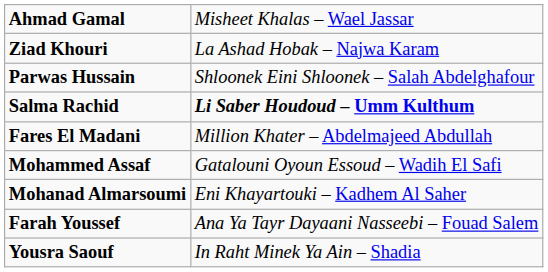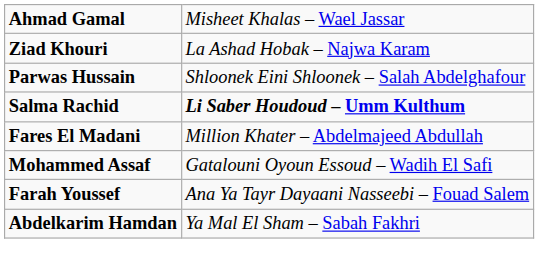- row: (98, 194)
- row: (61, 252)
+ row: (93, 223)
